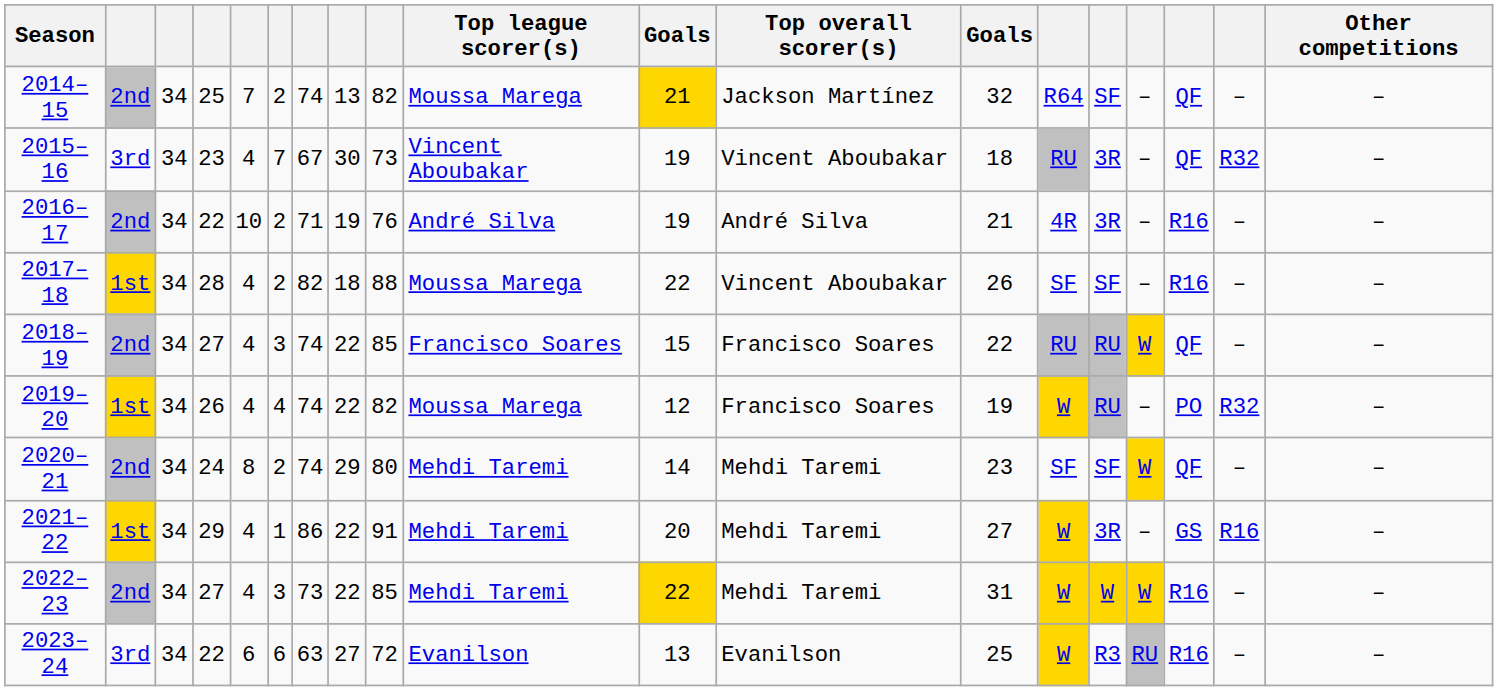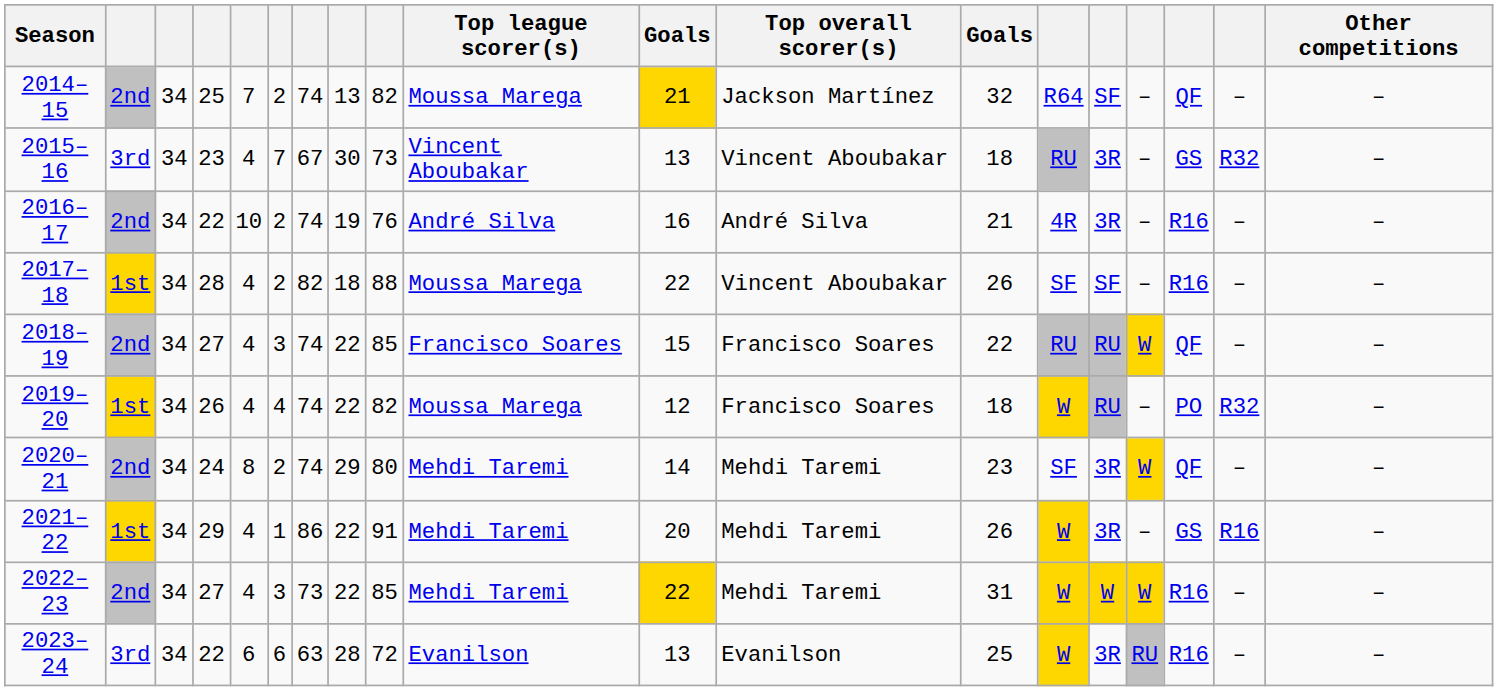(677, 160) 19 -> (677, 160) 13
(1189, 160) QF -> (1189, 160) GS
(310, 221) 71 -> (310, 221) 74
(677, 221) 19 -> (677, 221) 16
(1000, 407) 19 -> (1000, 407) 18
(1108, 469) SF -> (1108, 469) 3R
(1000, 531) 27 -> (1000, 531) 26
(347, 655) 27 -> (347, 655) 28
(1108, 655) R3 -> (1108, 655) 3R
